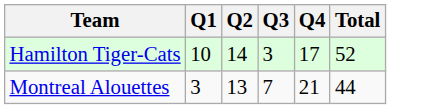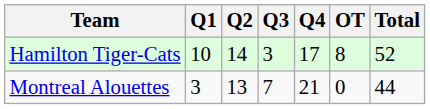+ column: (350, 20)
